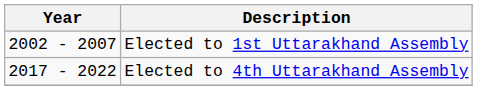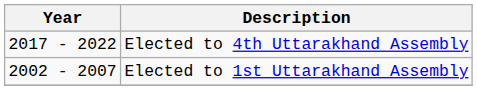rows swapped: (296, 45) <-> (296, 71)
